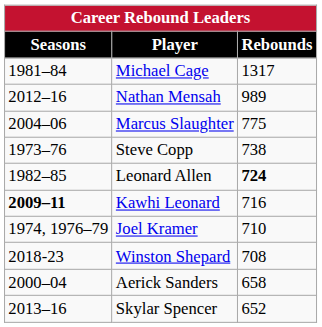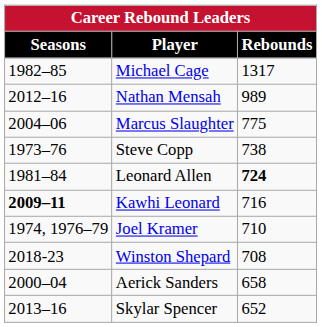(37, 71) 1981–84 -> (37, 71) 1982–85
(37, 176) 1982–85 -> (37, 176) 1981–84
